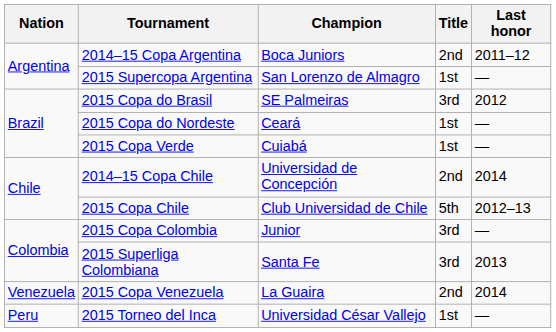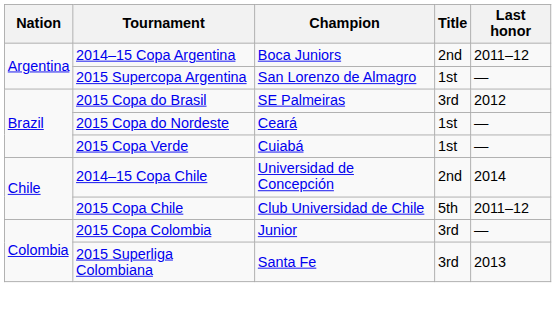(503, 208) 2012–13 -> (501, 208) 2011–12
- row: (153, 292)
- row: (149, 315)
